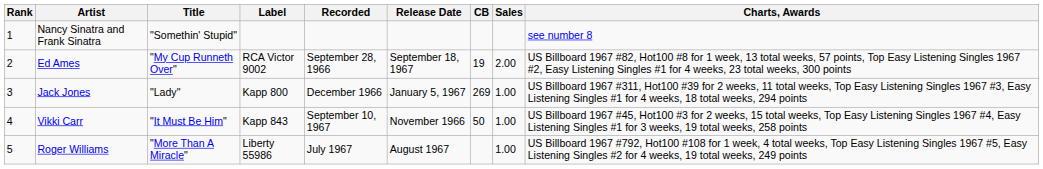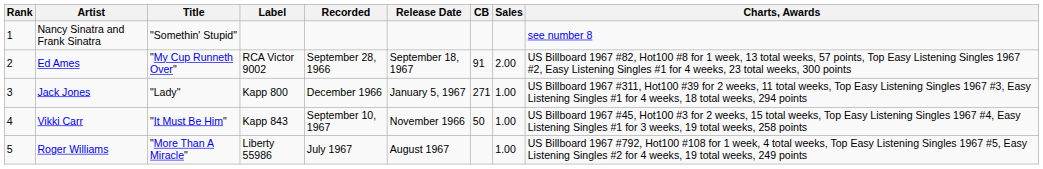(479, 64) 19 -> (479, 64) 91
(482, 92) 269 -> (482, 92) 271
